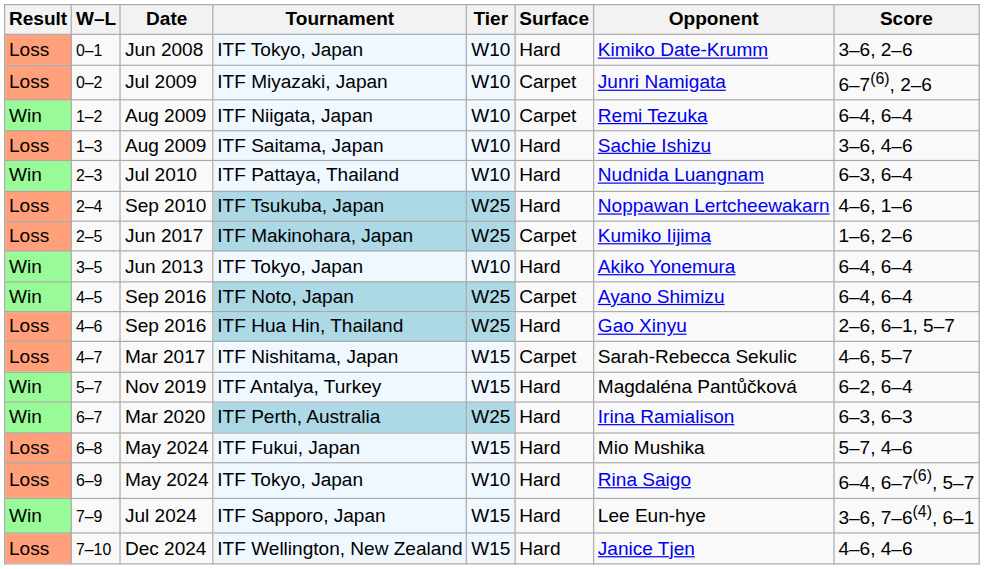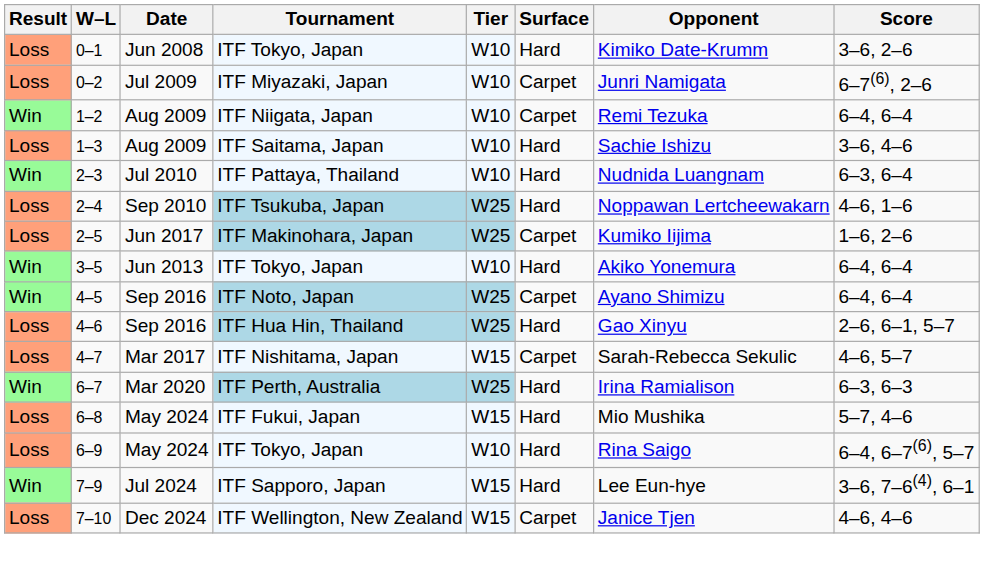- row: (89, 388)
(540, 548) Hard -> (548, 518) Carpet
